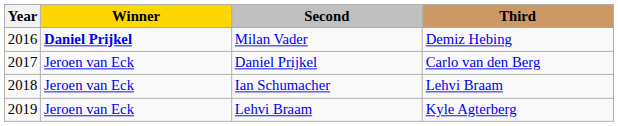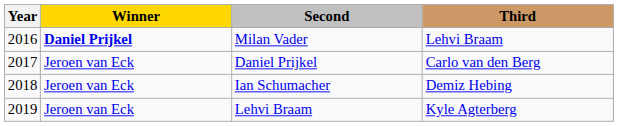(469, 39) Demiz Hebing -> (464, 39) Lehvi Braam
(464, 86) Lehvi Braam -> (469, 86) Demiz Hebing
